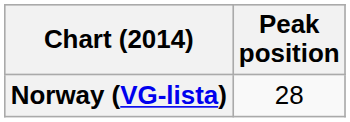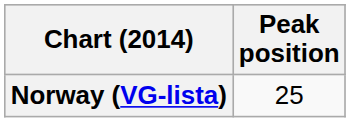(289, 95) 28 -> (289, 95) 25
